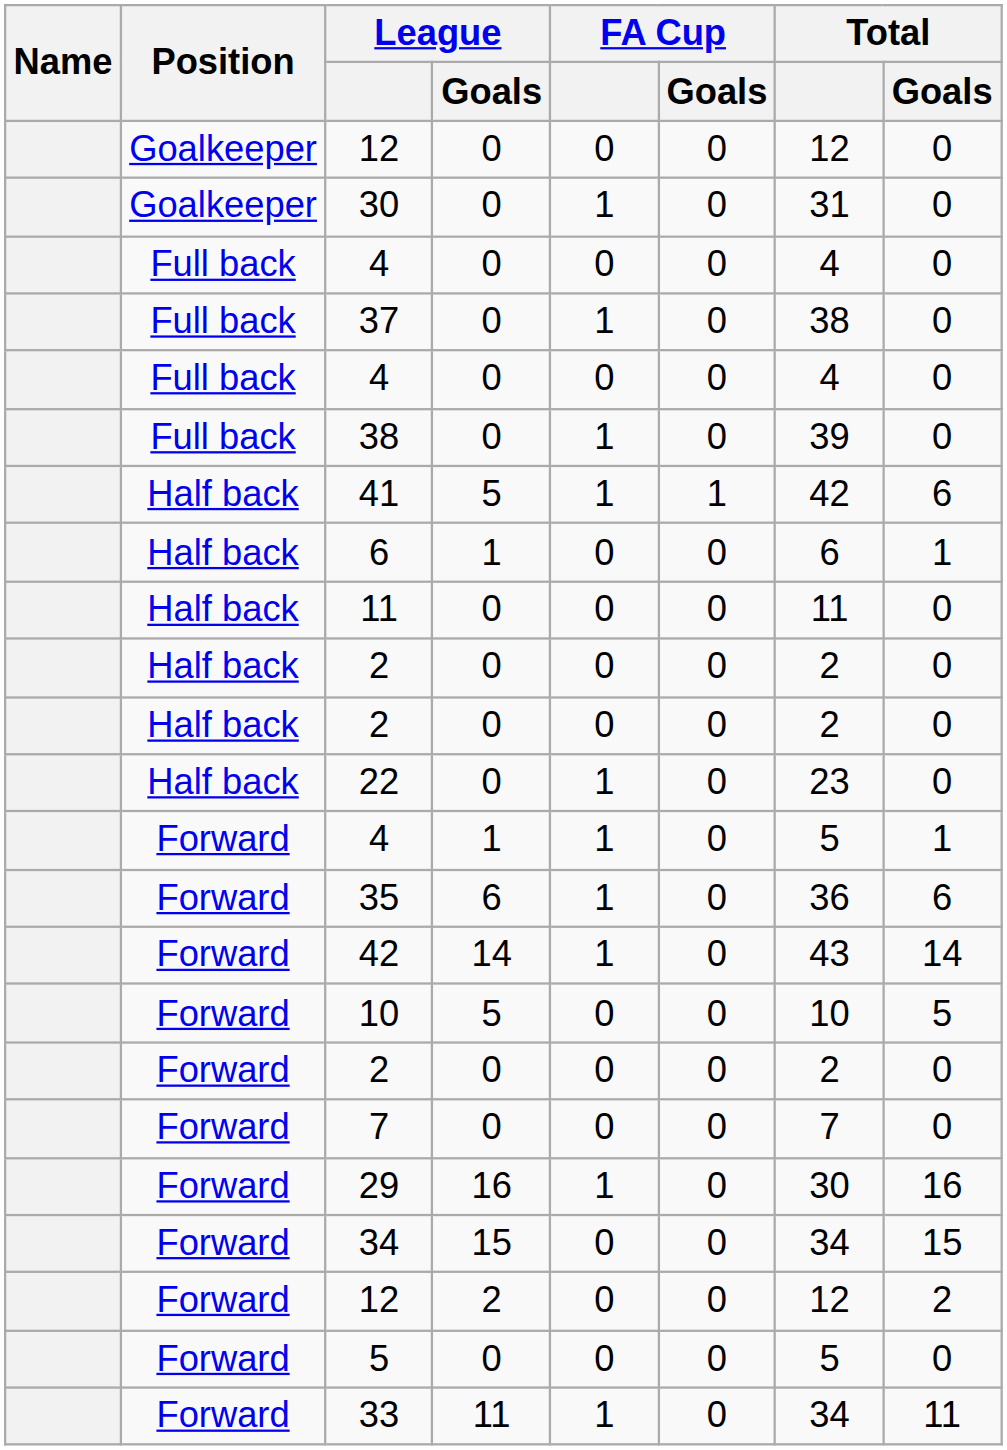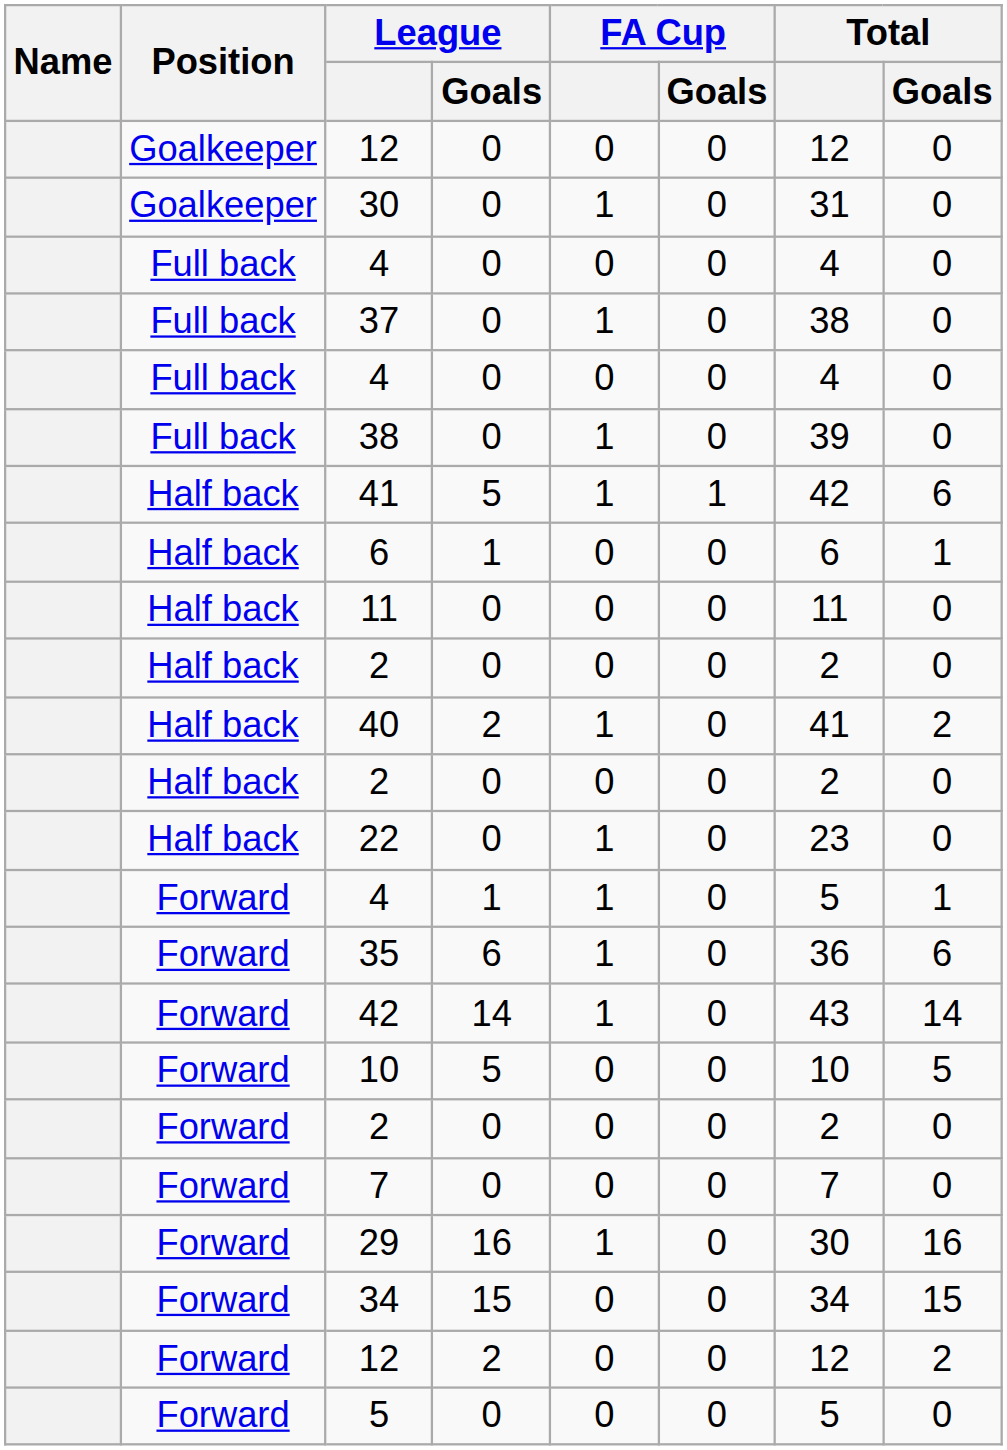+ row: (223, 724)
- row: (223, 1415)
